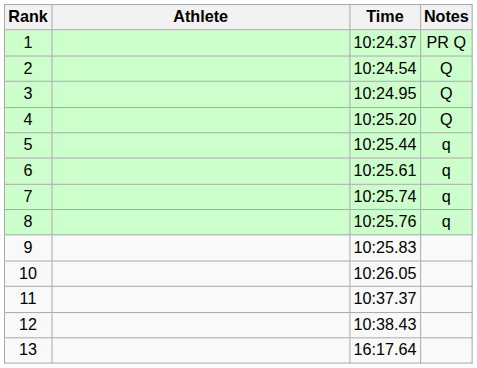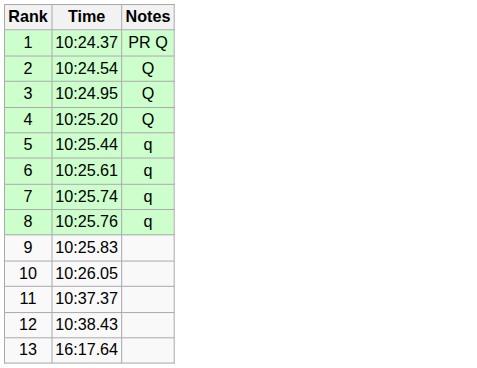- column: (201, 17)
